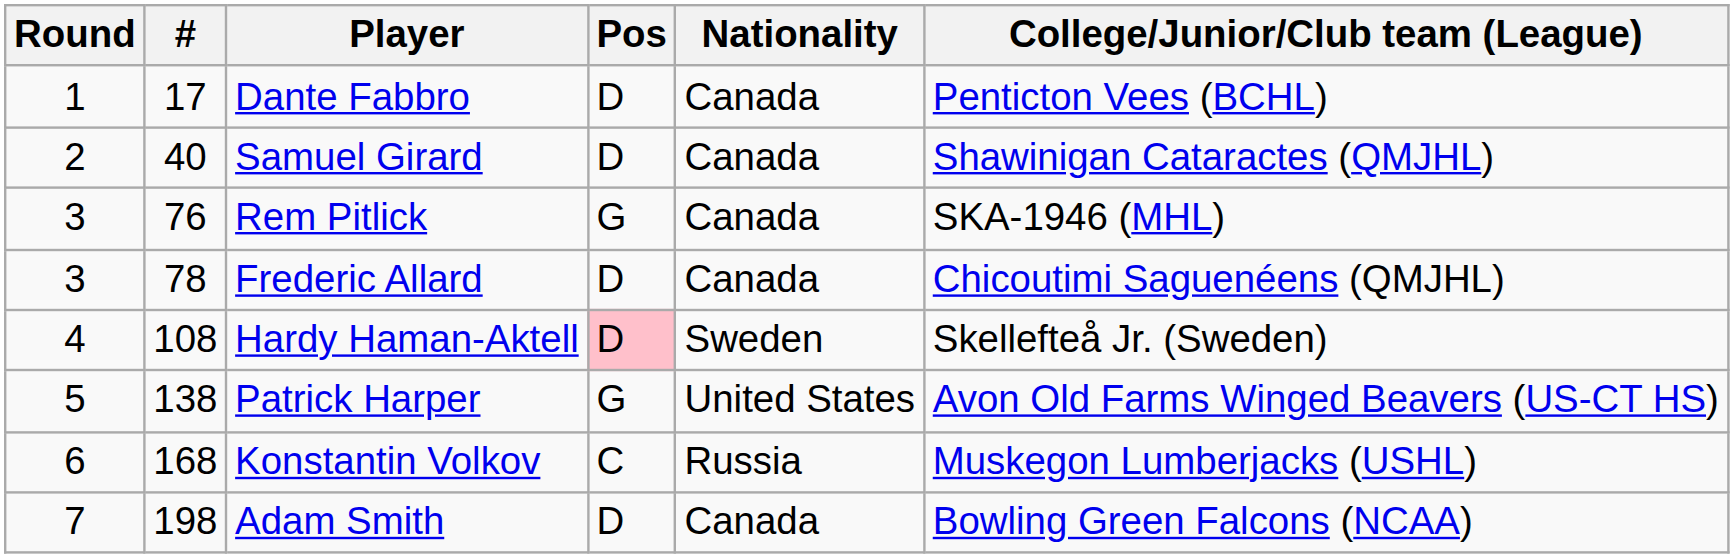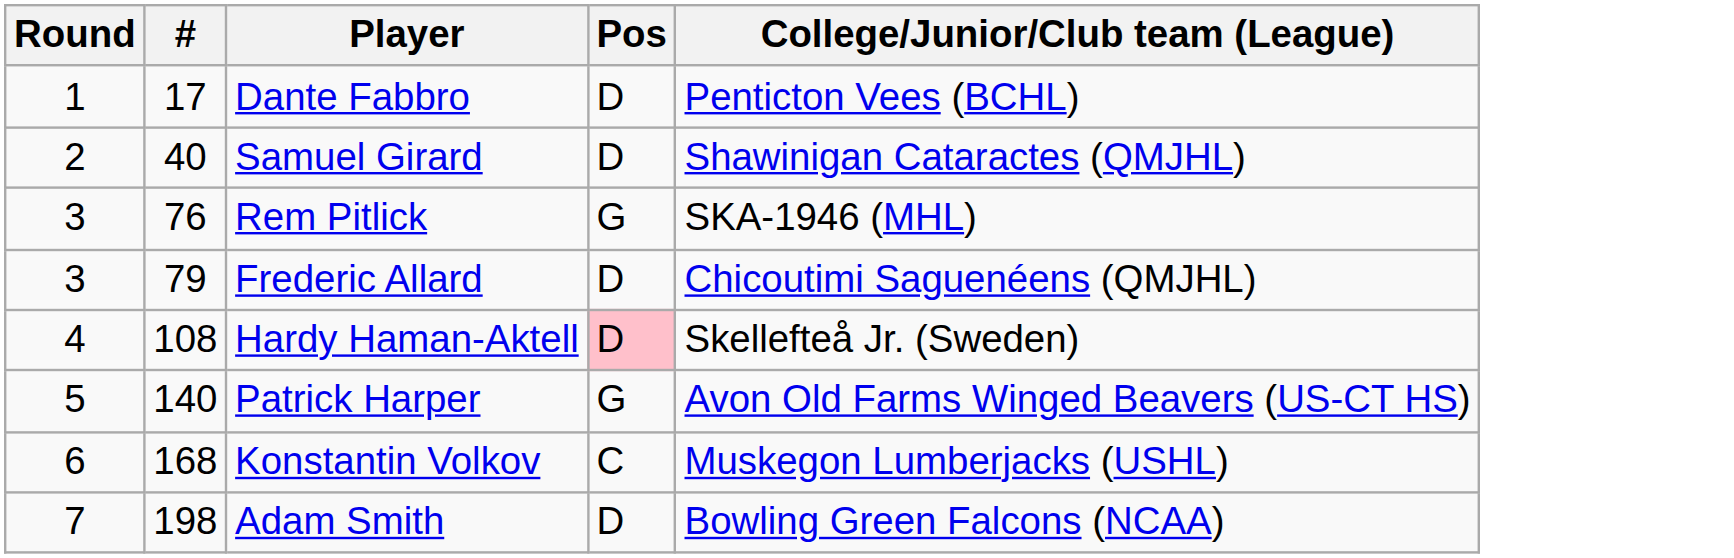- column: (800, 34)
(185, 278) 78 -> (185, 278) 79
(185, 400) 138 -> (185, 400) 140
